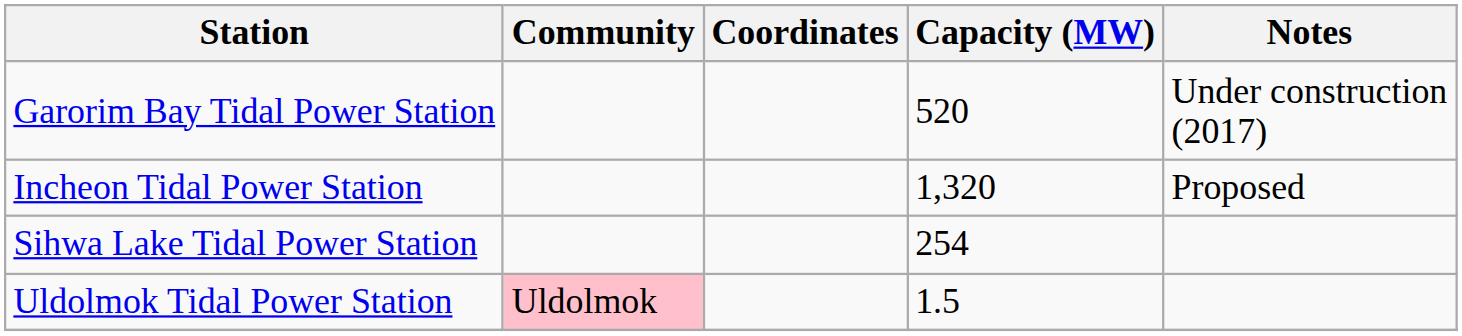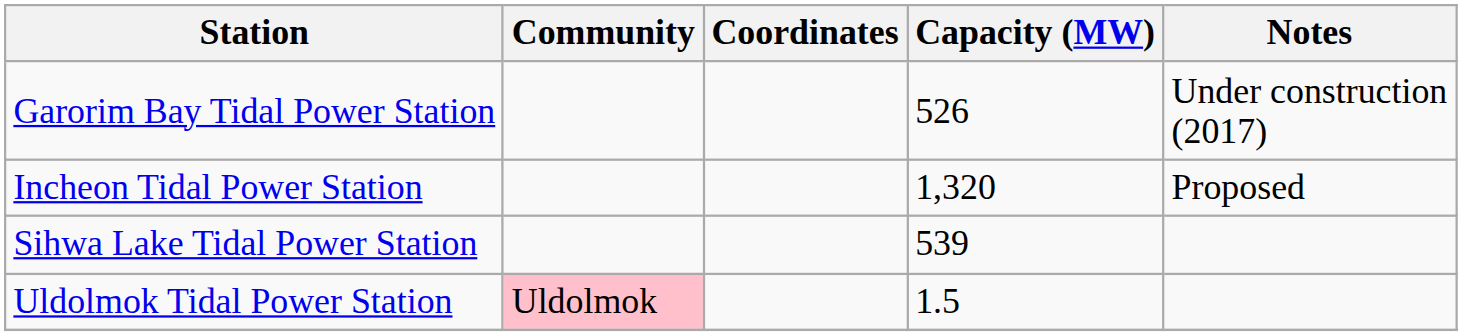(942, 109) 520 -> (942, 109) 526
(942, 243) 254 -> (942, 243) 539
